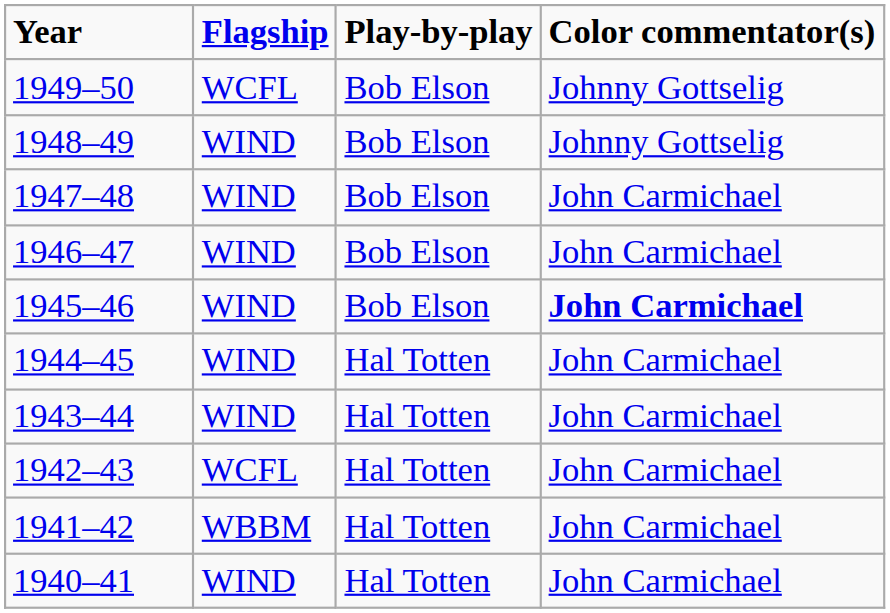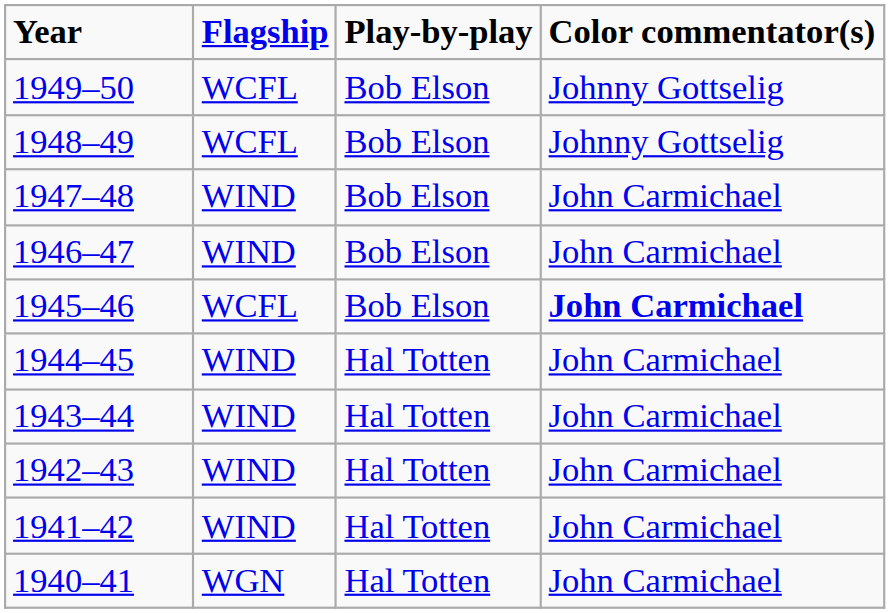(249, 141) WIND -> (250, 141) WCFL
(249, 305) WIND -> (250, 305) WCFL
(250, 470) WCFL -> (249, 470) WIND
(257, 525) WBBM -> (249, 525) WIND
(249, 580) WIND -> (243, 580) WGN
